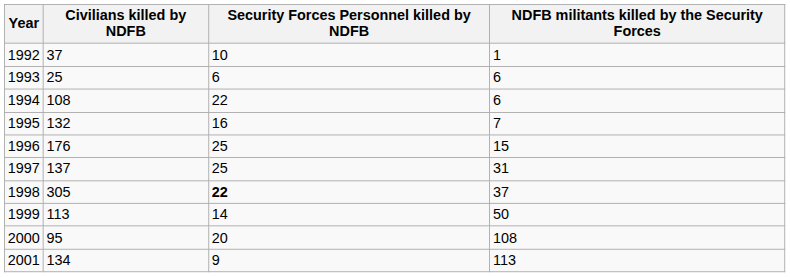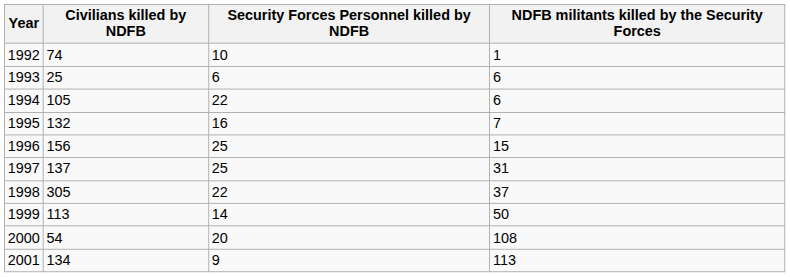(54, 54) 37 -> (54, 54) 74
(58, 100) 108 -> (58, 100) 105
(58, 146) 176 -> (58, 146) 156
(220, 191) bold -> (220, 191) normal
(54, 237) 95 -> (54, 237) 54
